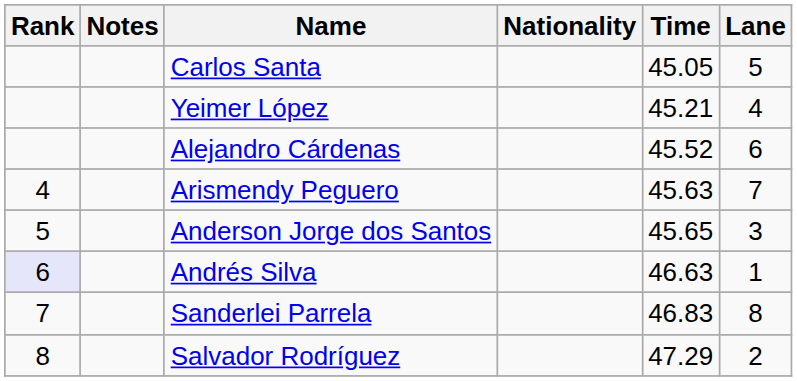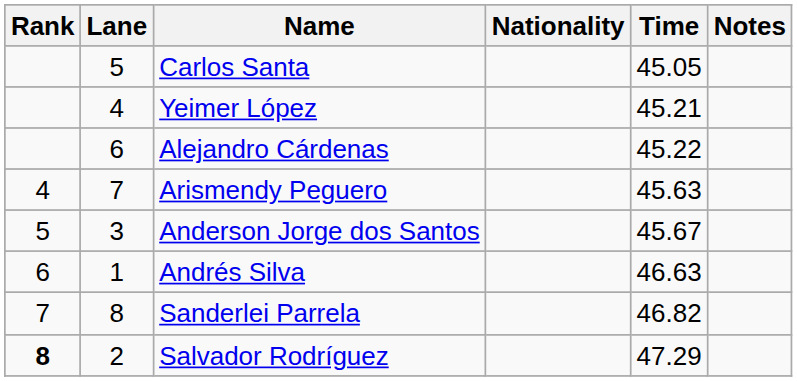columns swapped: (756, 26) <-> (123, 26)
(681, 149) 45.52 -> (669, 149) 45.22
(681, 231) 45.65 -> (669, 231) 45.67
(43, 272) lavender background -> (43, 272) no background
(681, 314) 46.83 -> (669, 314) 46.82
(43, 355) normal -> (43, 355) bold
